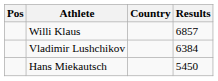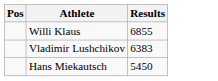- column: (150, 13)
(187, 31) 6857 -> (141, 31) 6855
(187, 48) 6384 -> (141, 48) 6383
